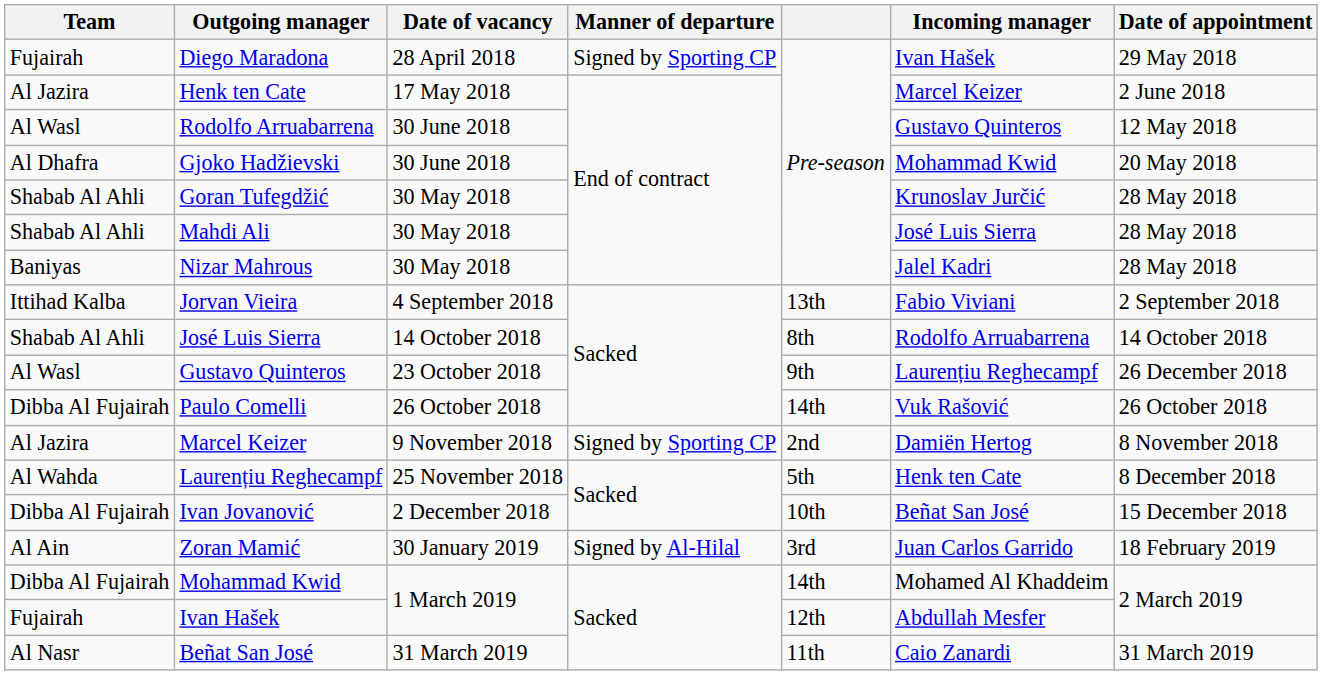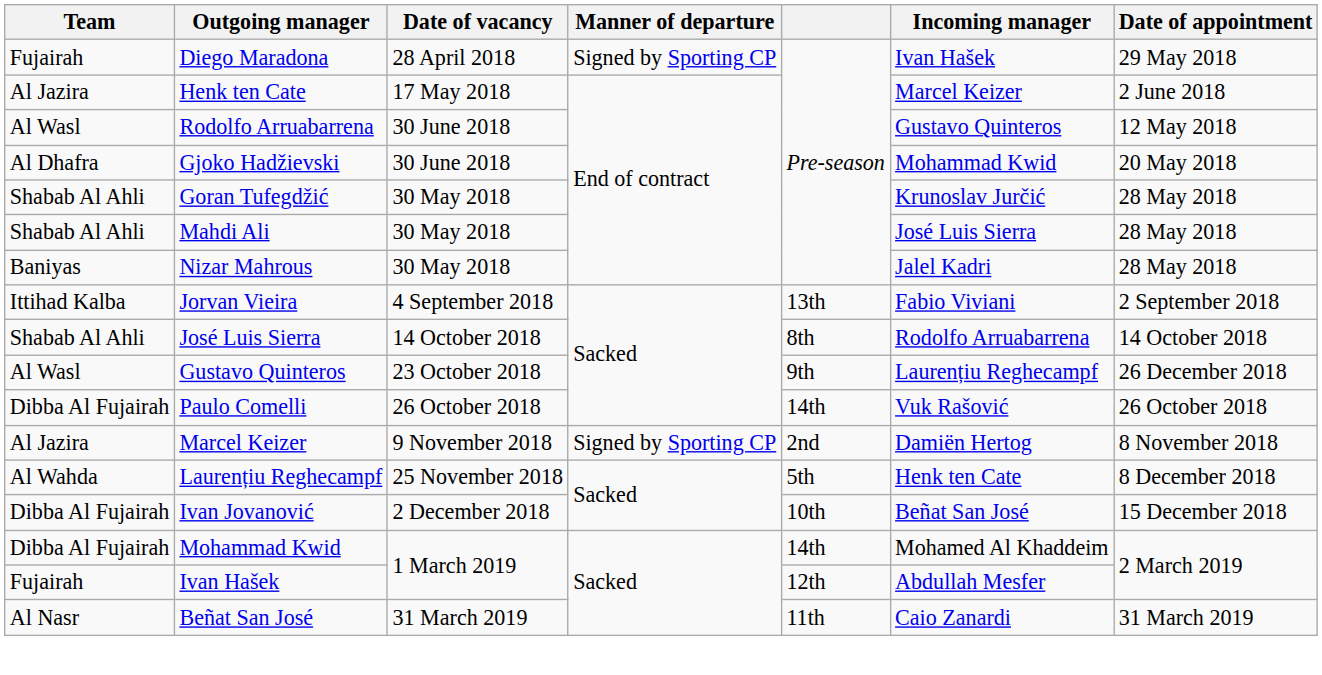- row: (240, 547)
